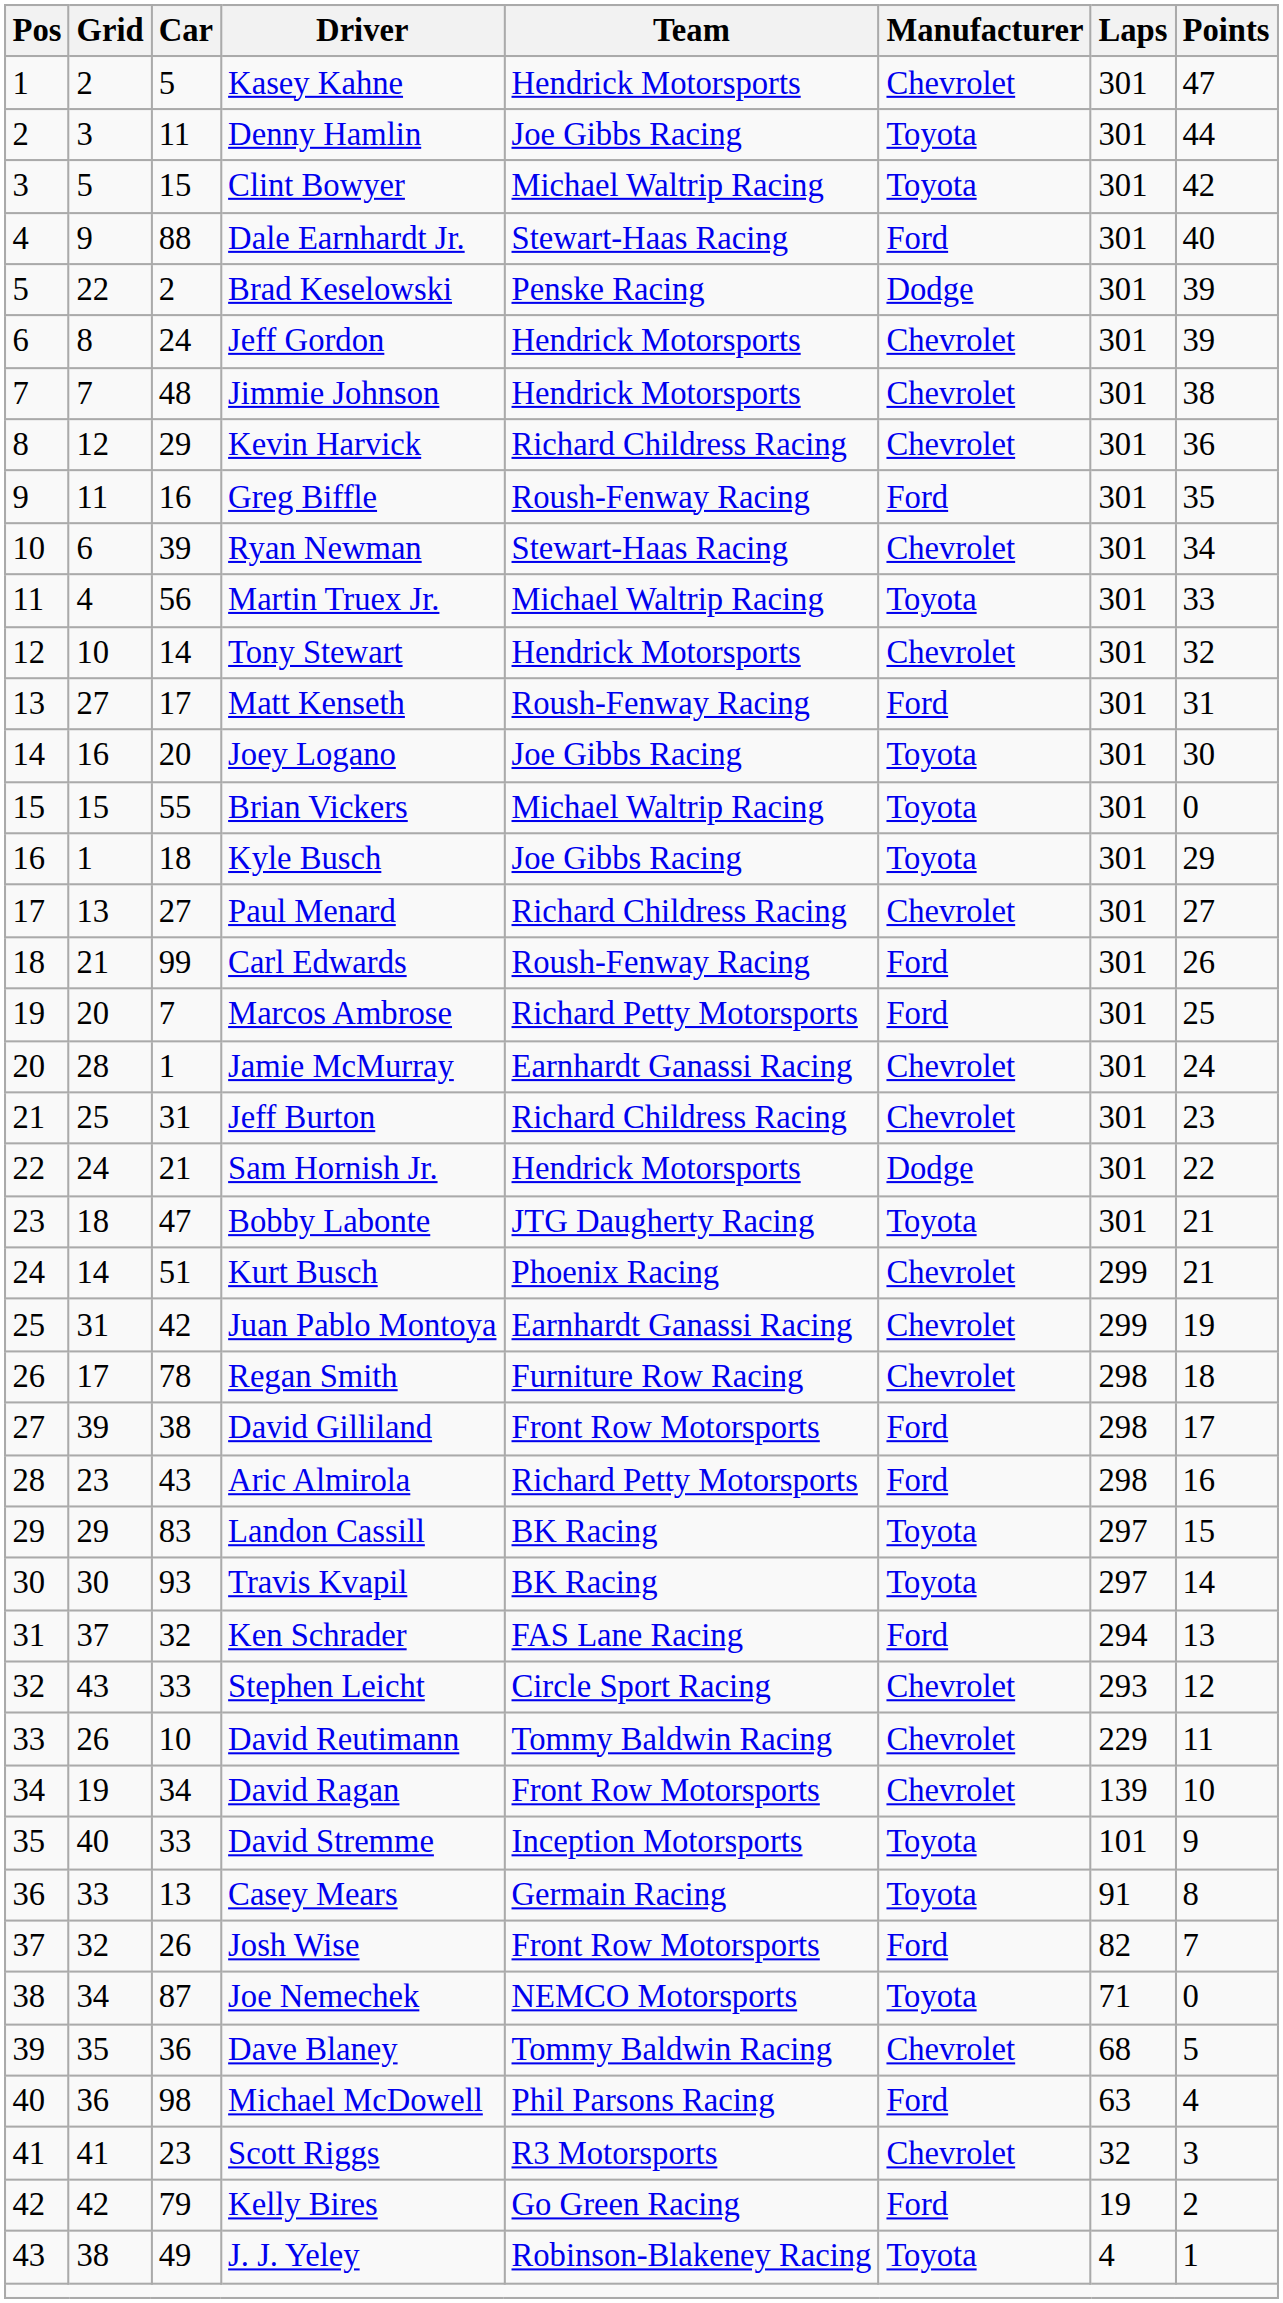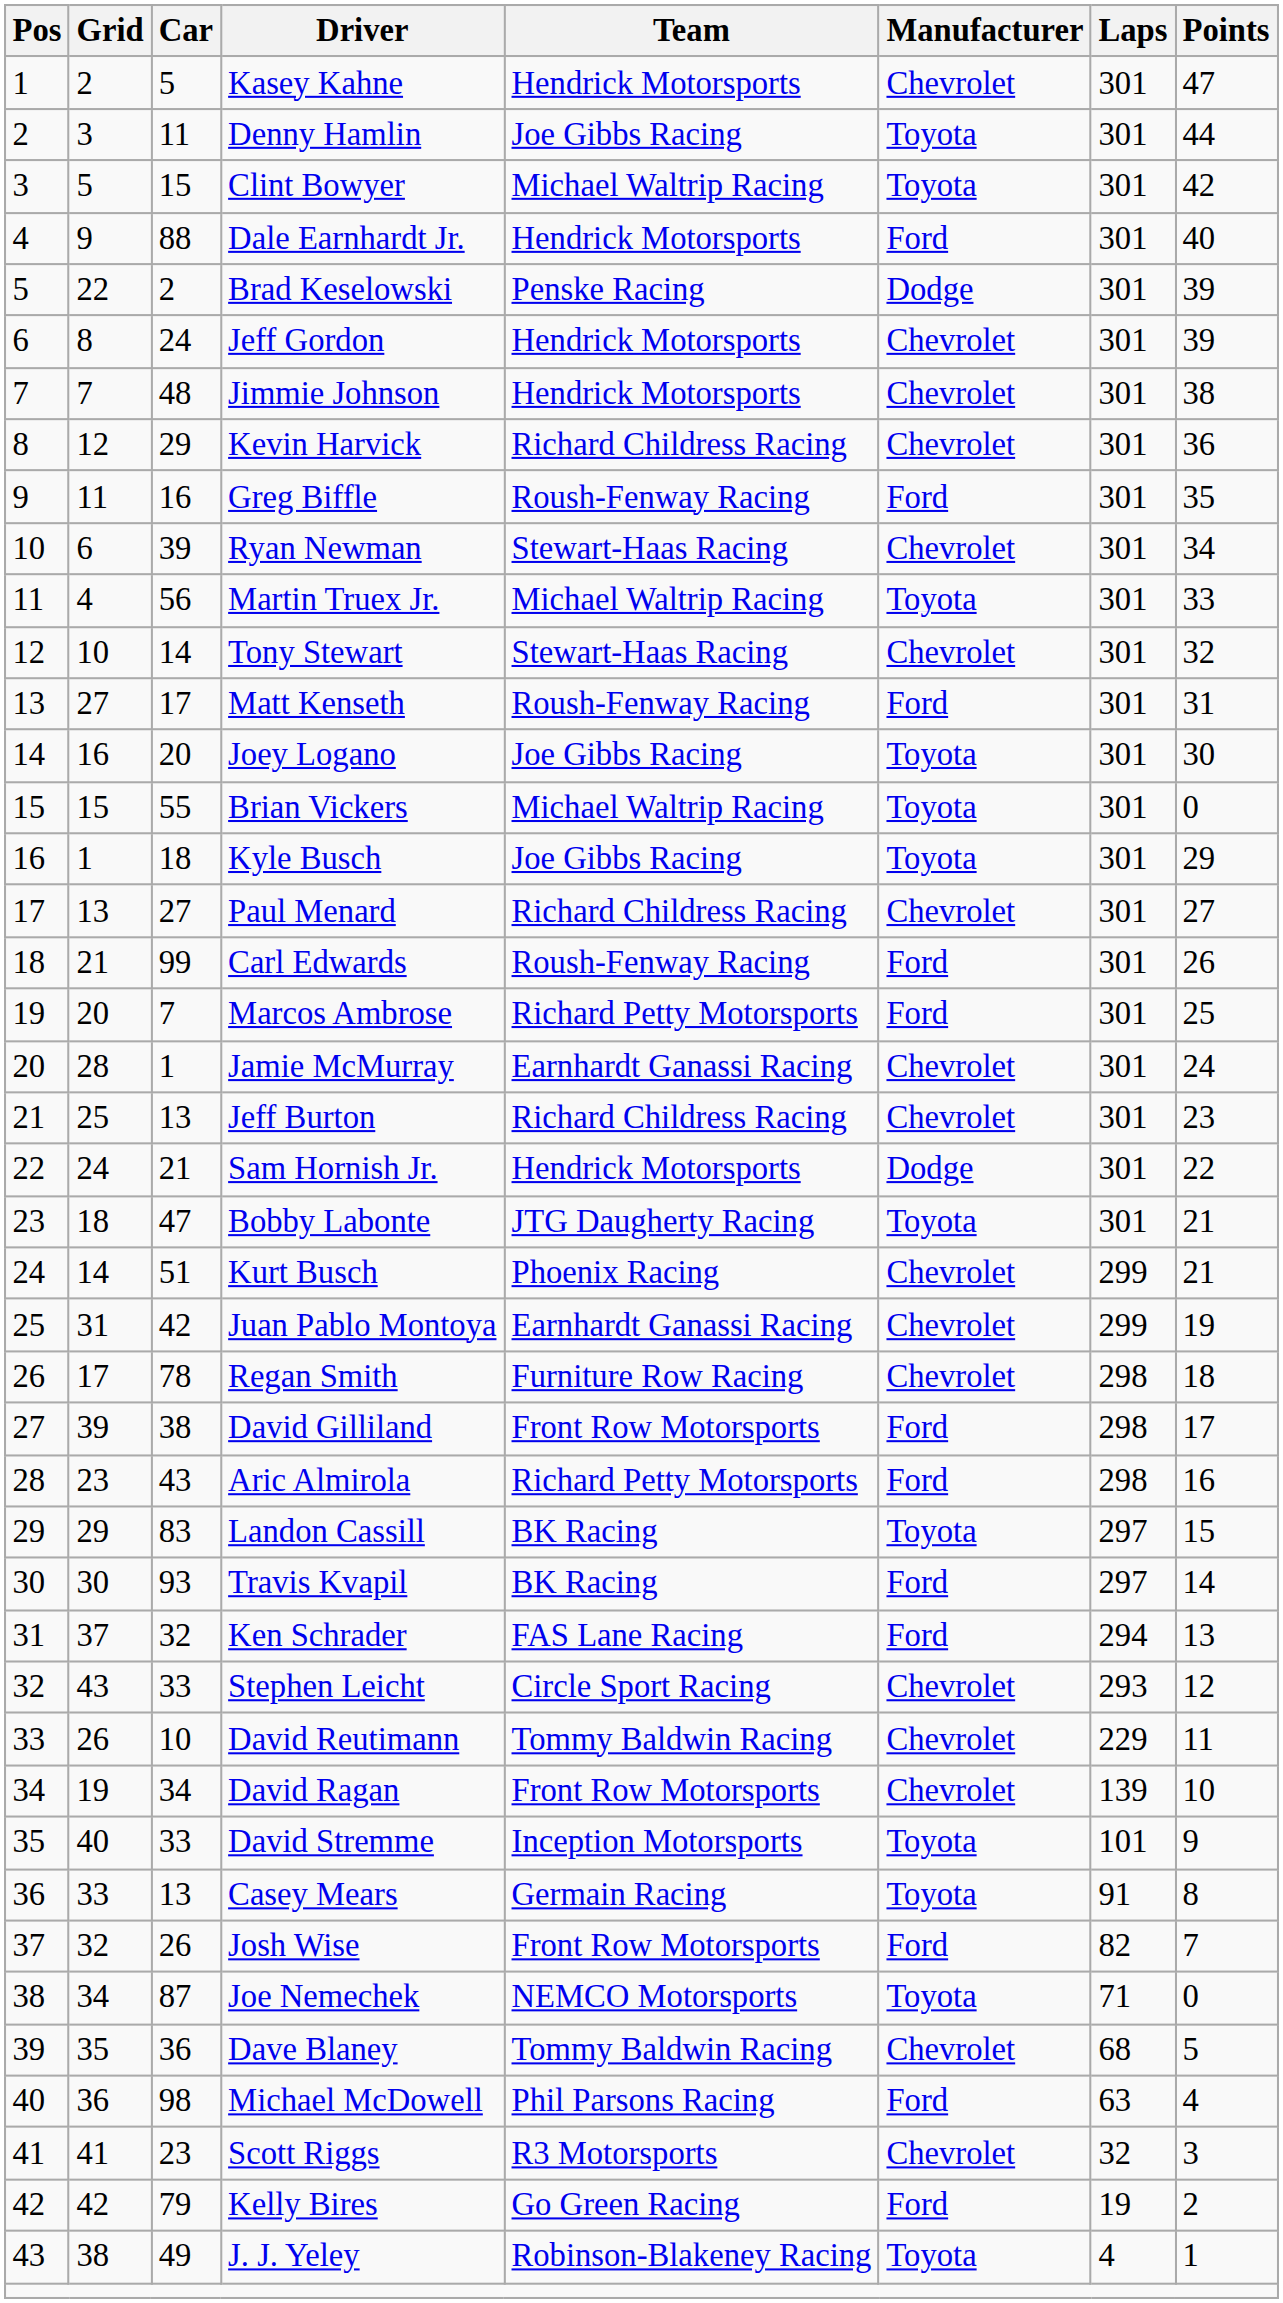(650, 237) Stewart-Haas Racing -> (656, 237) Hendrick Motorsports
(656, 651) Hendrick Motorsports -> (650, 651) Stewart-Haas Racing
(175, 1117) 31 -> (175, 1117) 13
(932, 1583) Toyota -> (917, 1583) Ford
